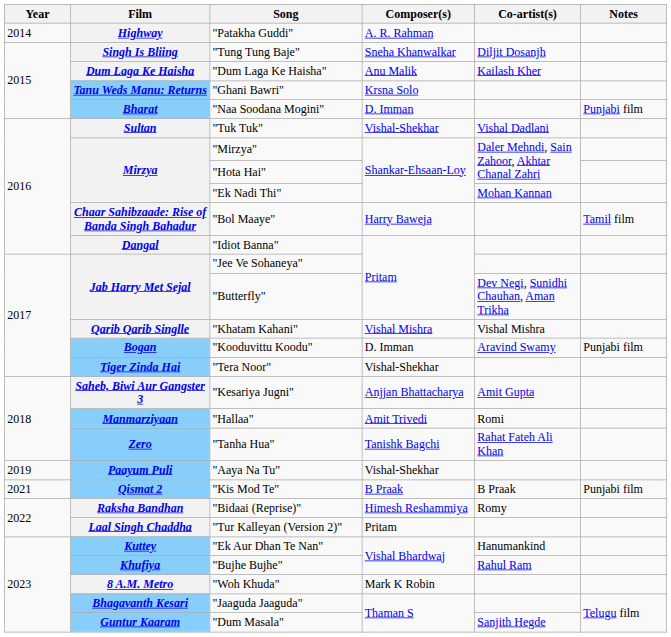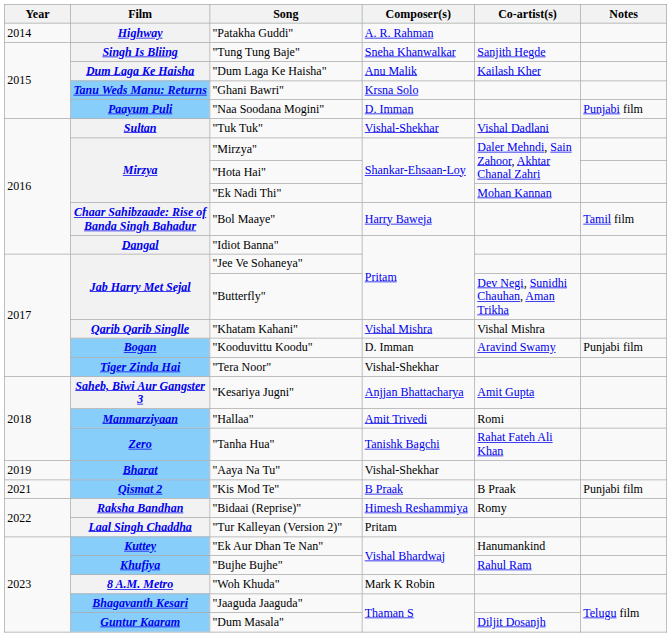(511, 52) Diljit Dosanjh -> (511, 52) Sanjith Hegde
(140, 109) Bharat -> (140, 109) Paayum Puli
(140, 470) Paayum Puli -> (140, 470) Bharat
(511, 622) Sanjith Hegde -> (511, 622) Diljit Dosanjh
